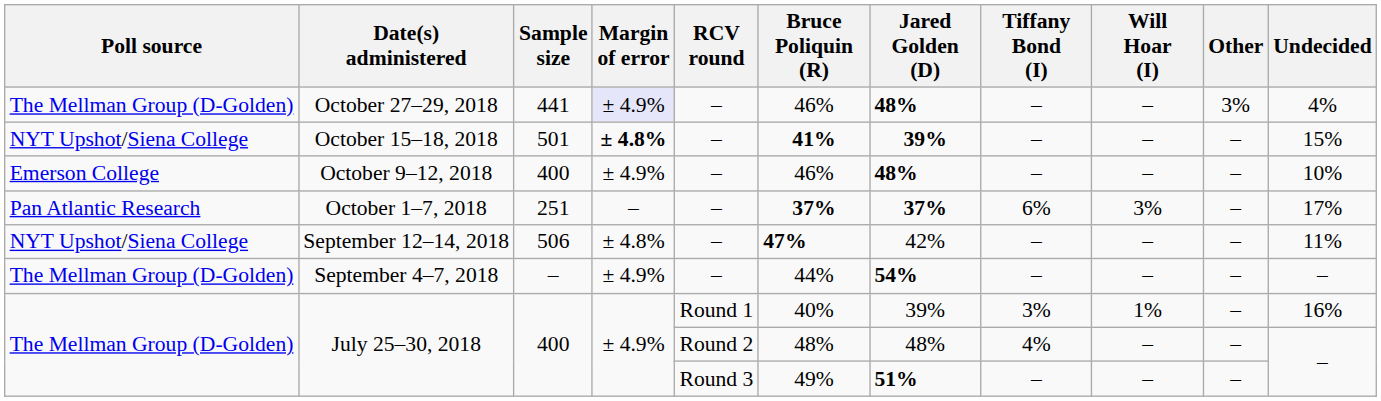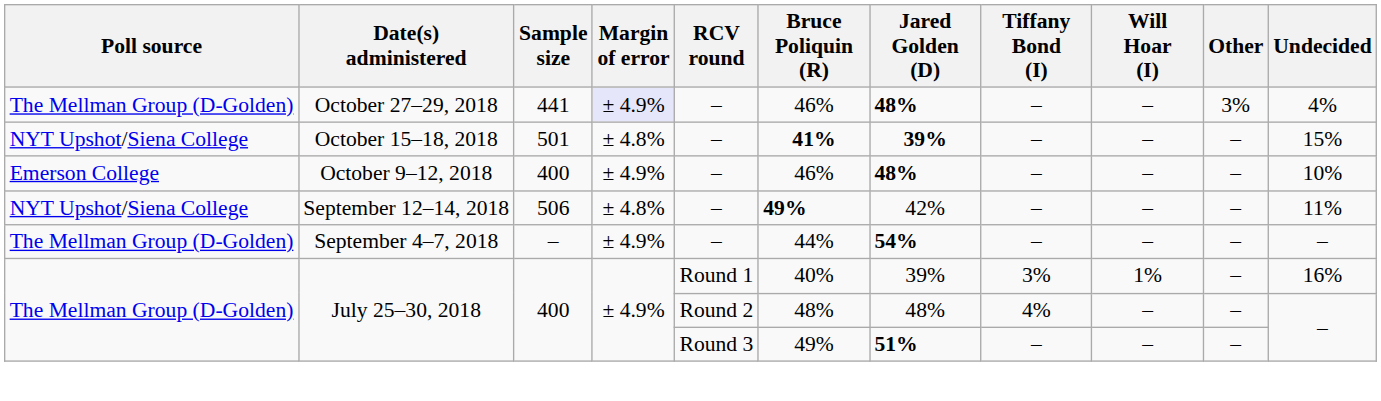(634, 138) bold -> (634, 138) normal
- row: (406, 207)
(785, 241) 47% -> (785, 207) 49%
